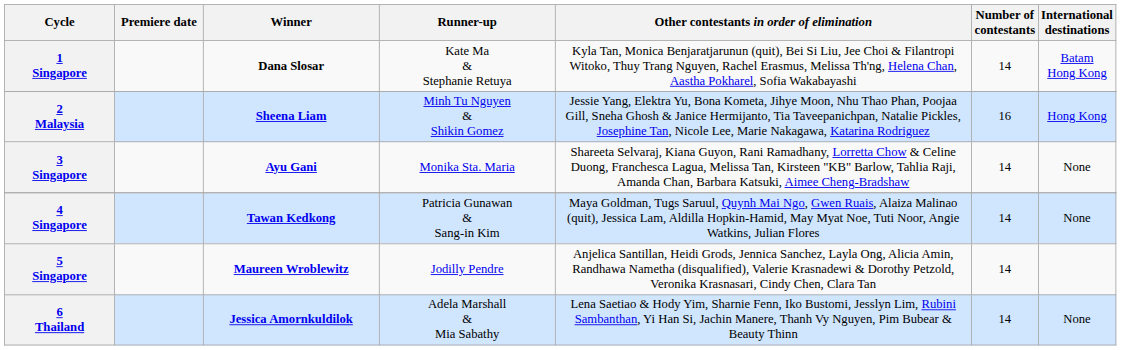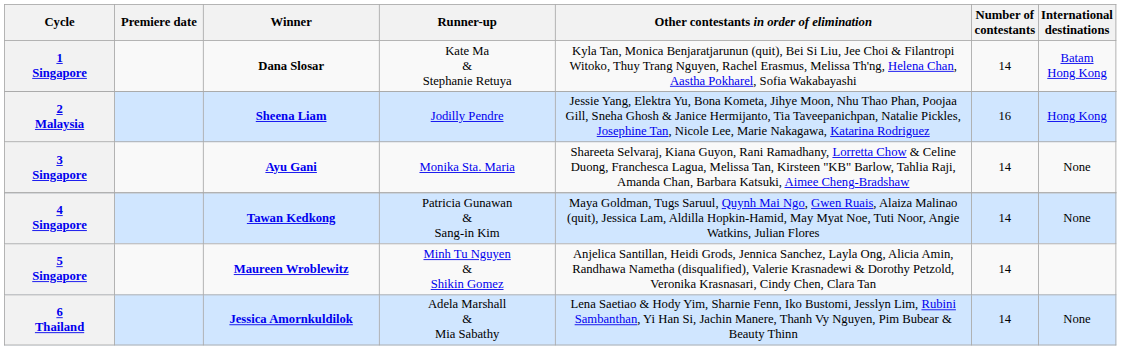(467, 116) Minh Tu Nguyen & Shikin Gomez -> (467, 116) Jodilly Pendre
(467, 269) Jodilly Pendre -> (467, 269) Minh Tu Nguyen & Shikin Gomez
